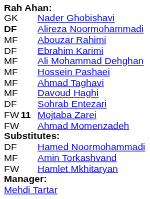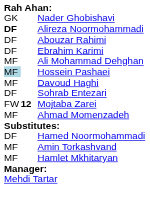(11, 40) MF -> (10, 40) DF
(11, 72) no background -> (11, 72) lightblue background
- row: (71, 82)
(26, 115) 11 -> (26, 104) 12
(11, 125) FW -> (11, 115) MF
(11, 168) FW -> (11, 157) MF
